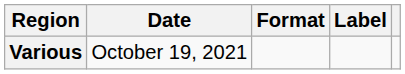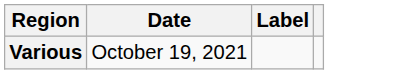- column: (291, 20)
